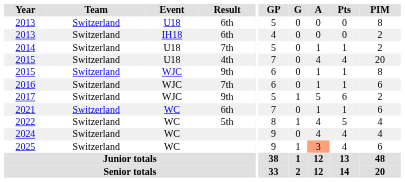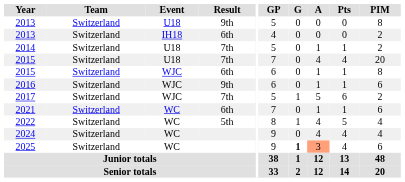(227, 22) 6th -> (227, 22) 9th
(227, 59) 4th -> (227, 59) 7th
(227, 72) 9th -> (227, 72) 6th
(227, 84) 7th -> (227, 84) 9th
(227, 97) 9th -> (227, 97) 7th
(298, 146) normal -> (298, 146) bold
